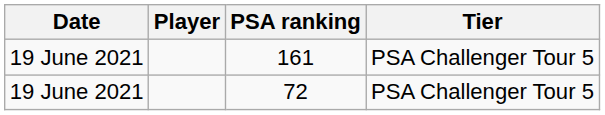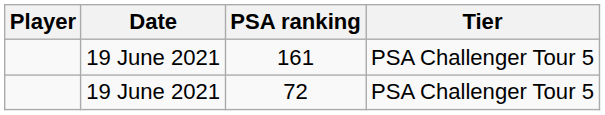columns swapped: (187, 22) <-> (77, 22)
